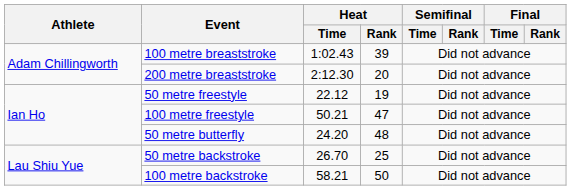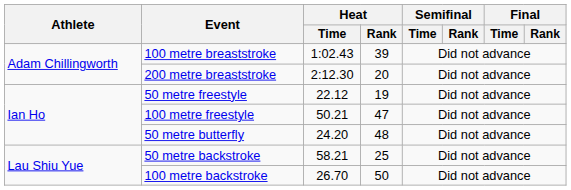(332, 156) 26.70 -> (332, 156) 58.21
(332, 176) 58.21 -> (332, 176) 26.70
